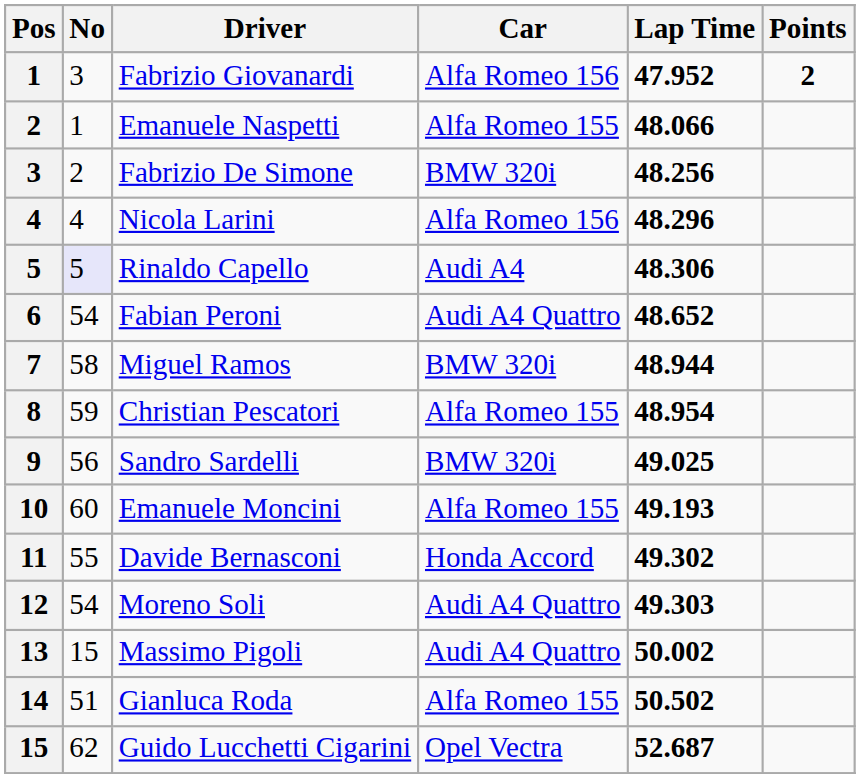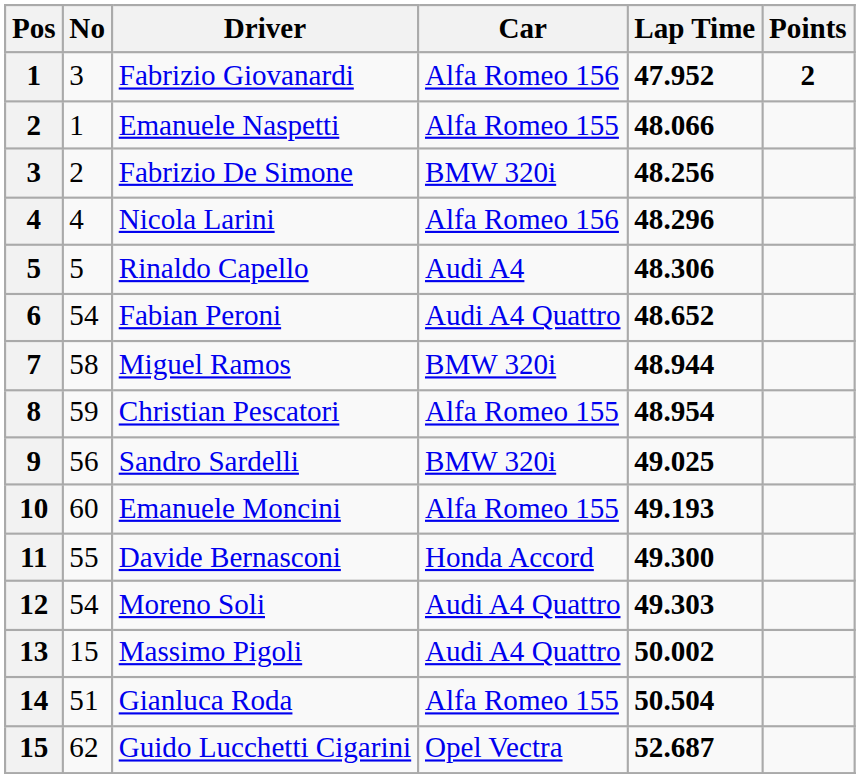(77, 268) lavender background -> (77, 268) no background
(674, 556) 49.302 -> (674, 556) 49.300
(674, 700) 50.502 -> (674, 700) 50.504
